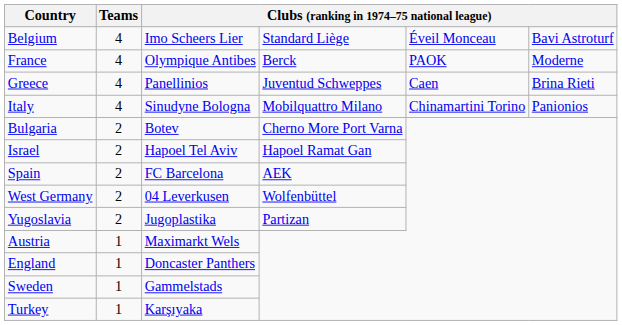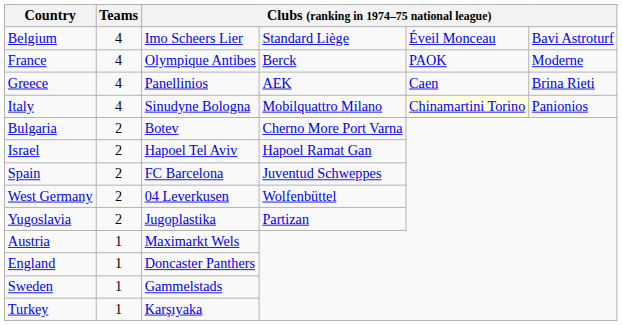(322, 83) Juventud Schweppes -> (277, 83) AEK
(467, 106) no background -> (467, 106) lightyellow background
(277, 173) AEK -> (322, 173) Juventud Schweppes
